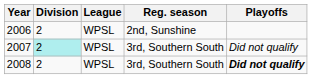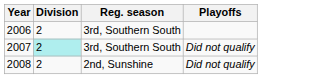- column: (102, 13)
(161, 30) 2nd, Sunshine -> (132, 30) 3rd, Southern South
(175, 64) 3rd, Southern South -> (118, 64) 2nd, Sunshine
(267, 64) bold -> (220, 64) normal
